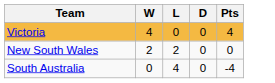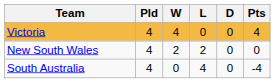+ column: (149, 13)
